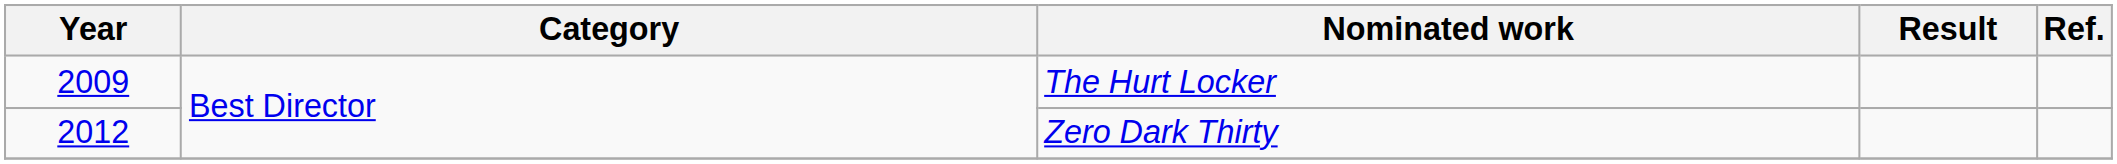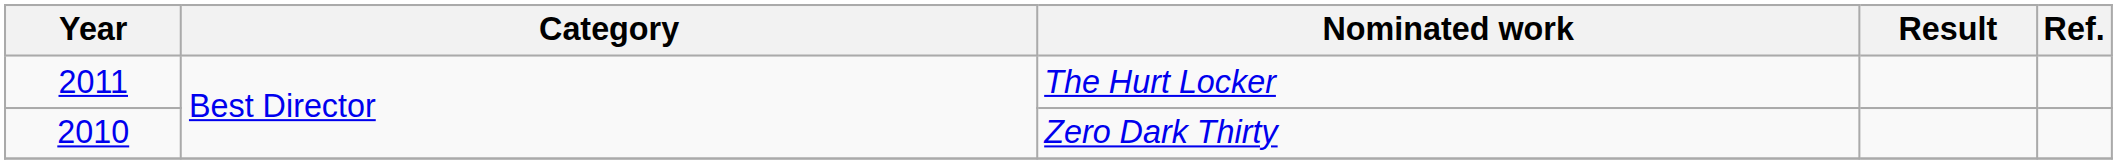(93, 81) 2009 -> (93, 81) 2011
(93, 132) 2012 -> (93, 132) 2010
